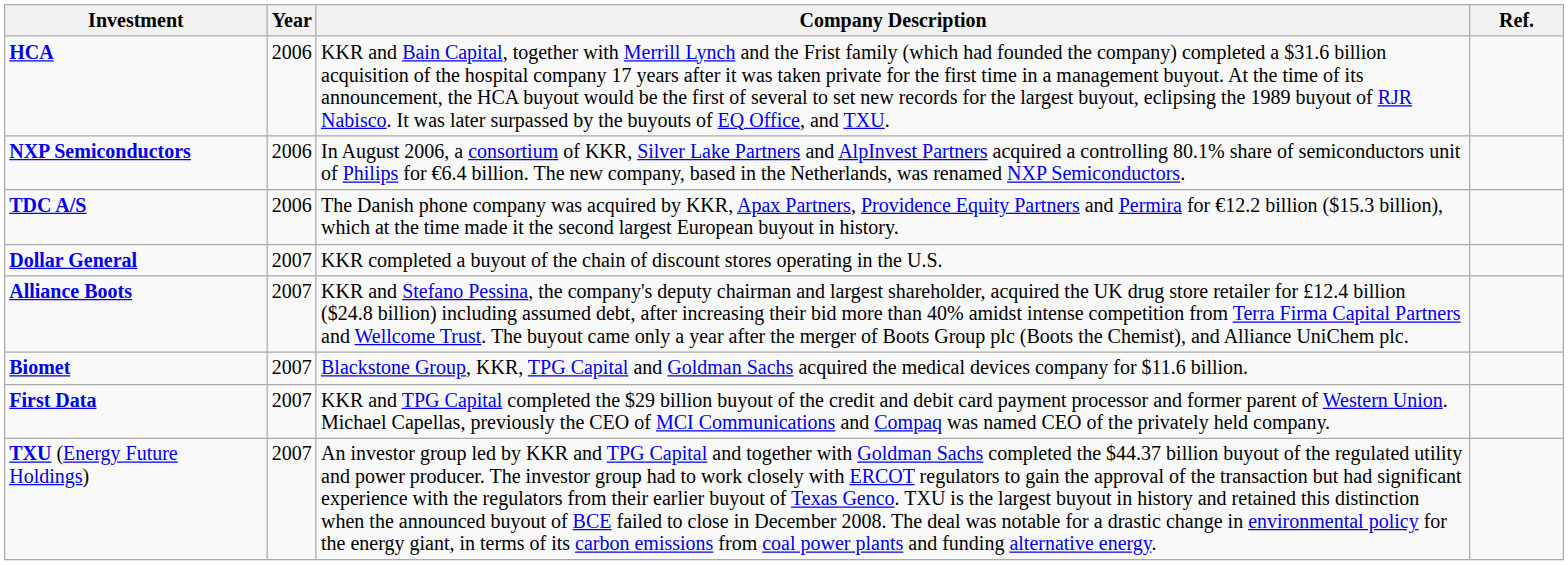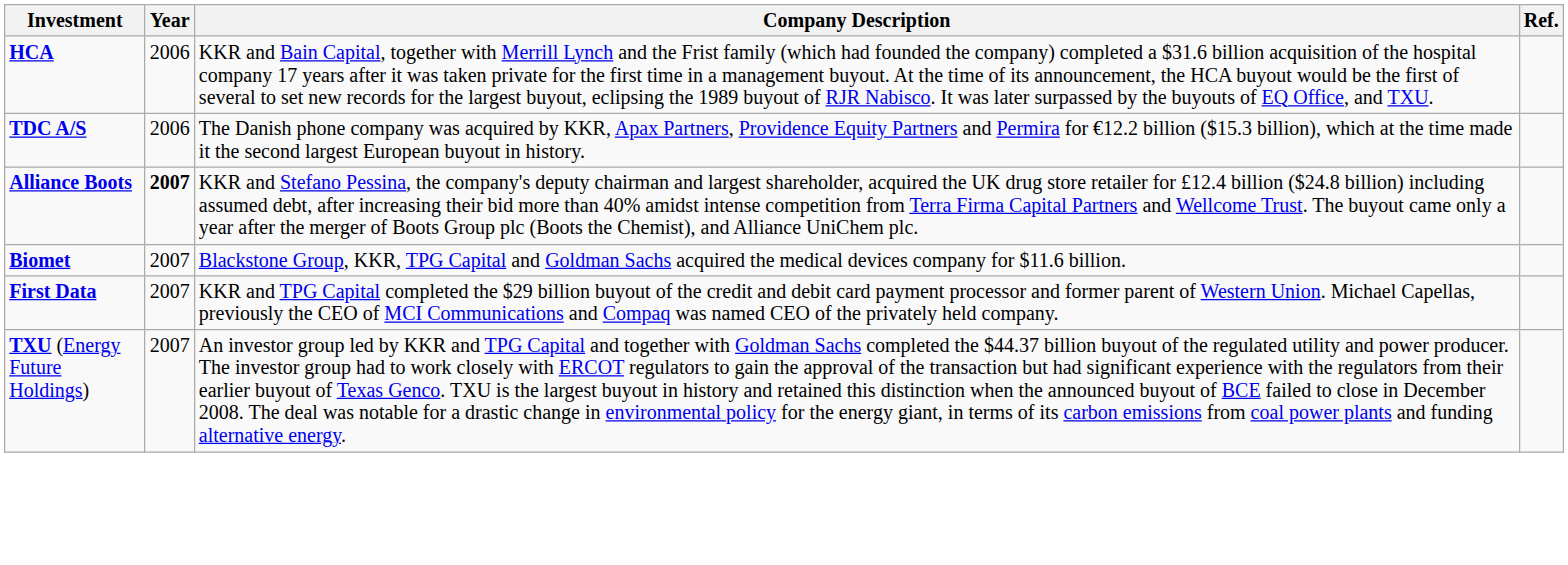- row: (100, 151)
- row: (73, 259)
(292, 291) normal -> (170, 183) bold
